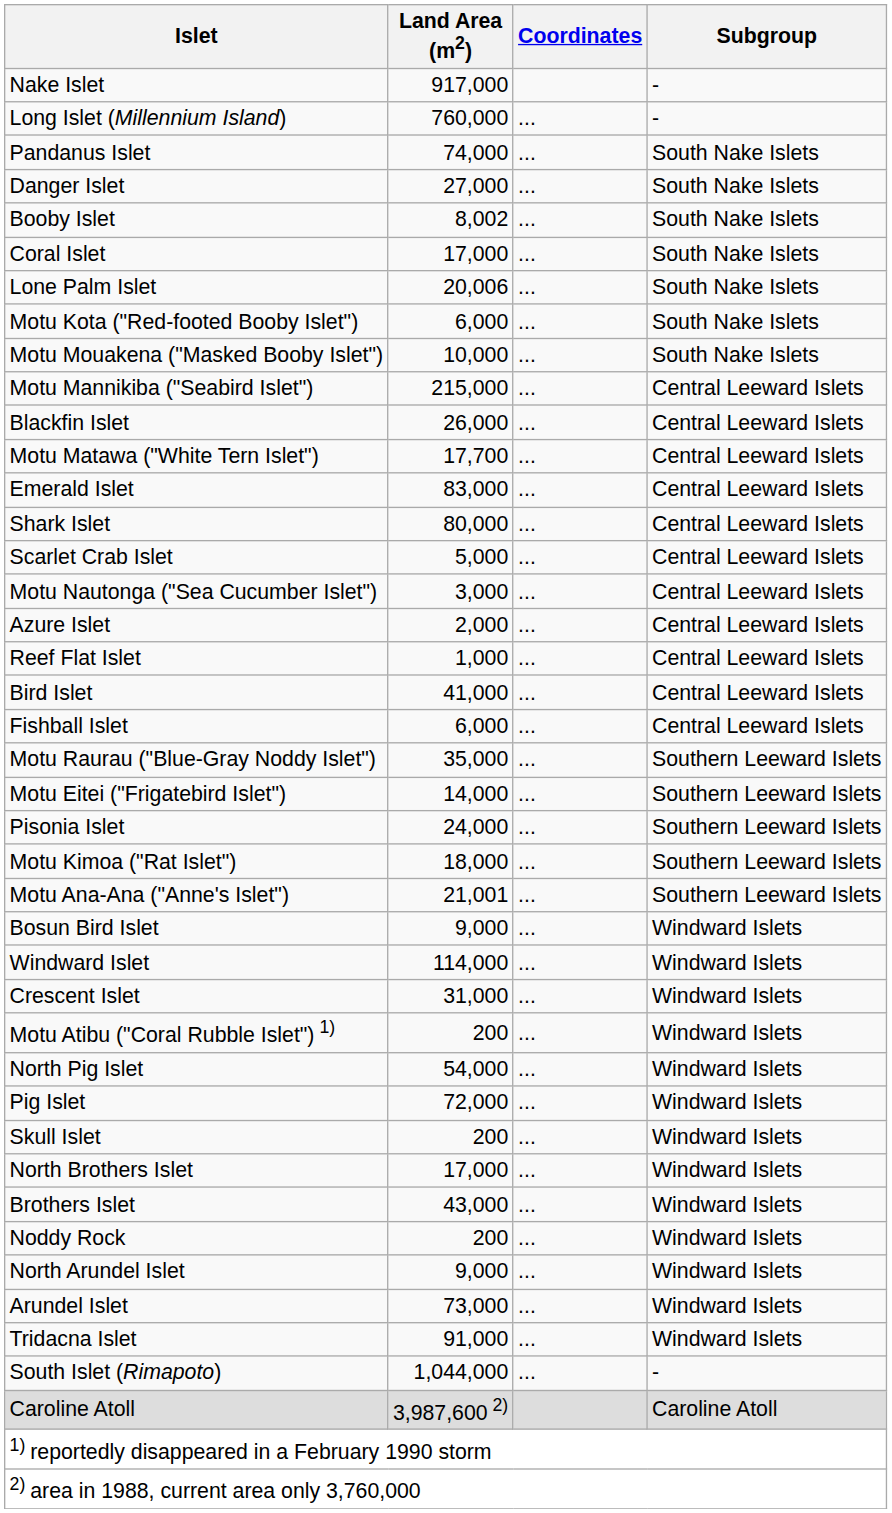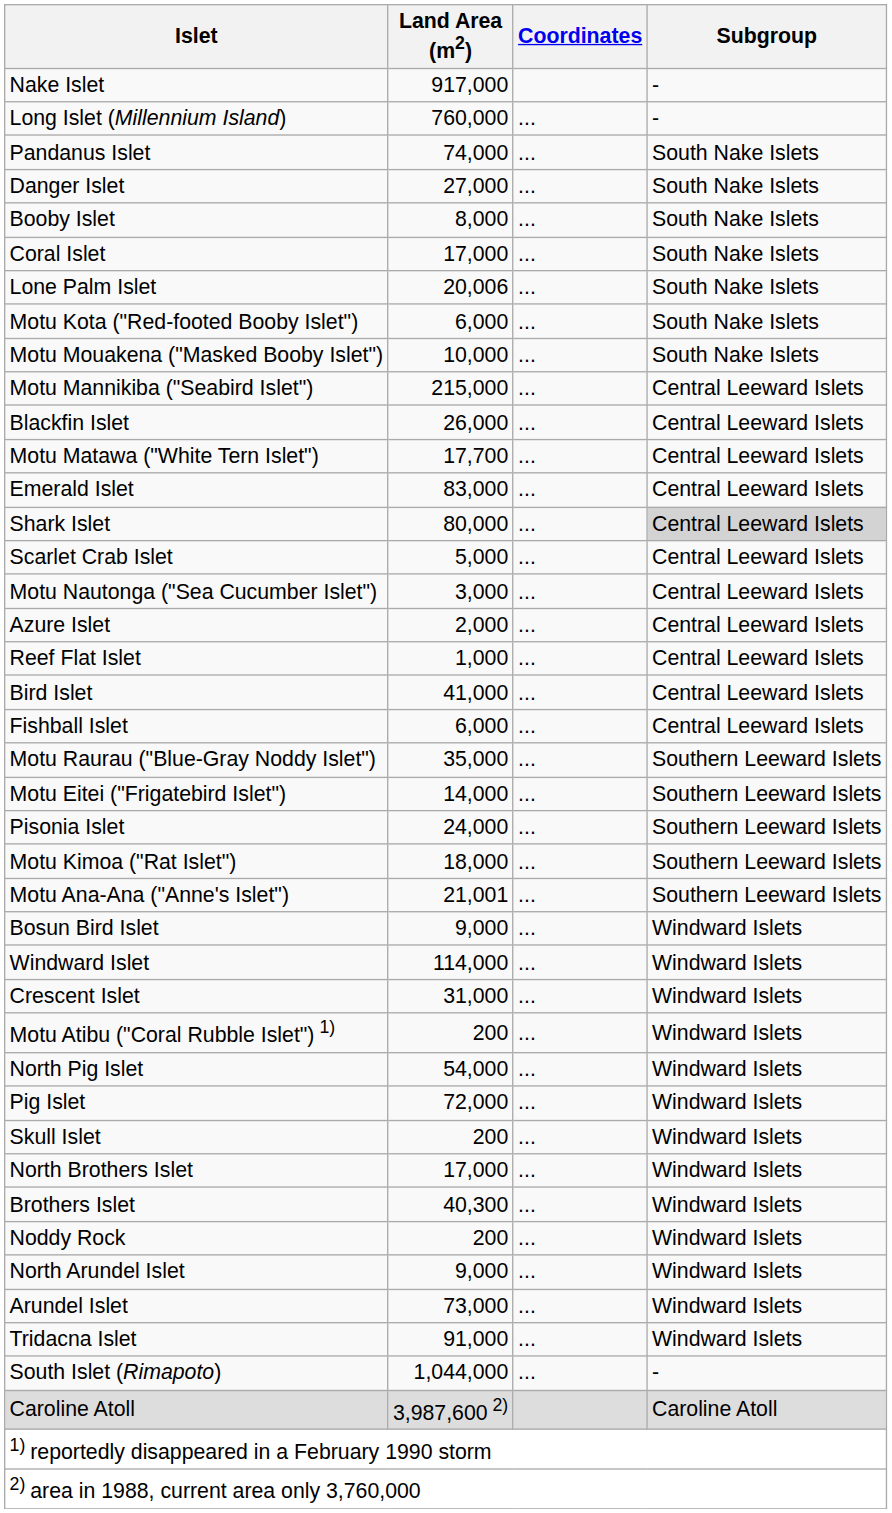(482, 219) 8,002 -> (482, 219) 8,000
(758, 523) no background -> (758, 523) lightgrey background
(476, 1204) 43,000 -> (476, 1204) 40,300
